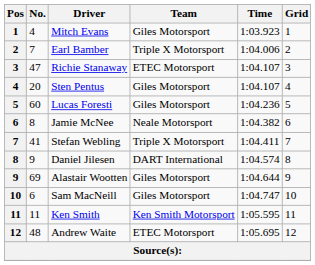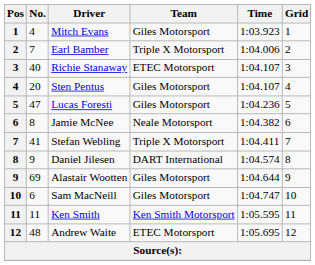(35, 68) 47 -> (35, 68) 40
(35, 104) 60 -> (35, 104) 47
